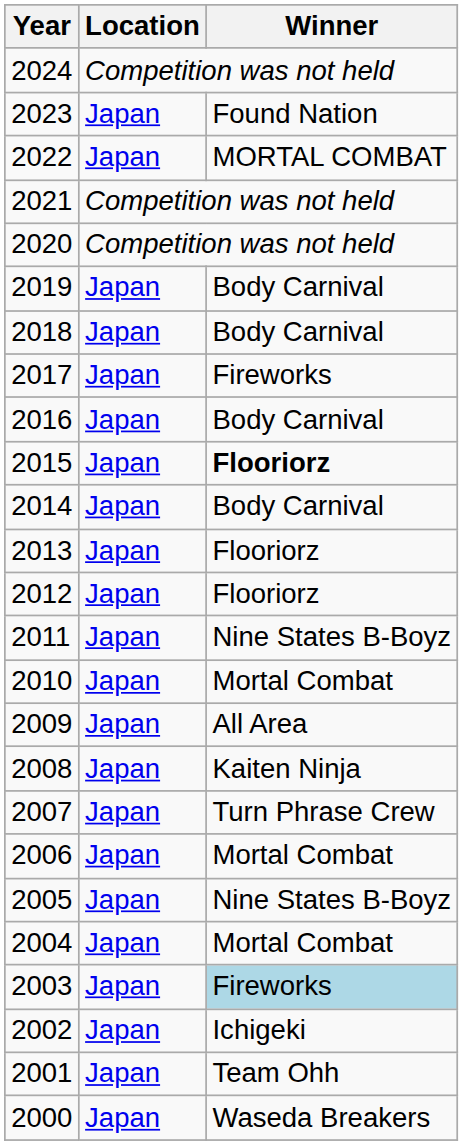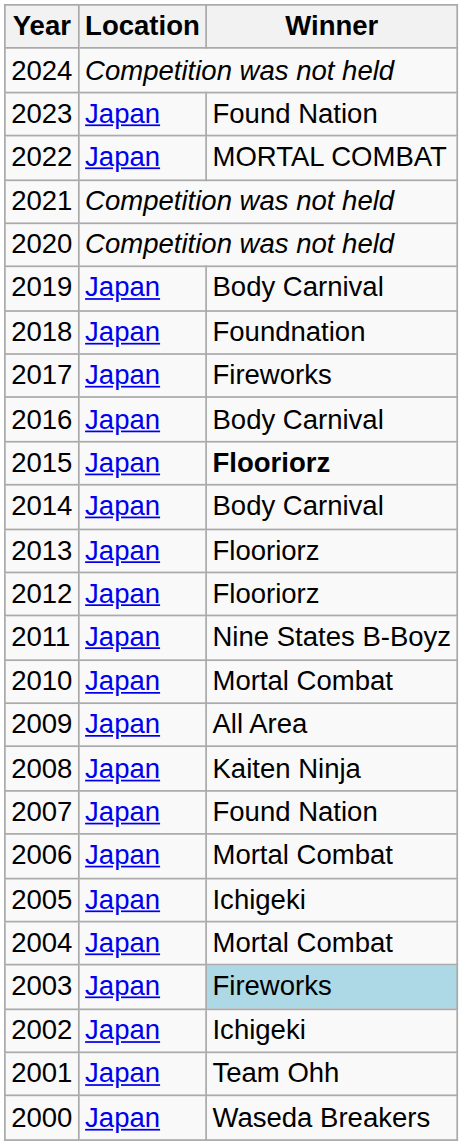(298, 331) Body Carnival -> (289, 331) Foundnation
(324, 811) Turn Phrase Crew -> (295, 811) Found Nation
(332, 899) Nine States B-Boyz -> (259, 899) Ichigeki
